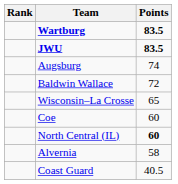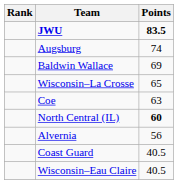- row: (61, 30)
(154, 83) 72 -> (156, 65) 69
(154, 118) 60 -> (156, 100) 63
(154, 153) 58 -> (156, 135) 56
+ row: (87, 170)
